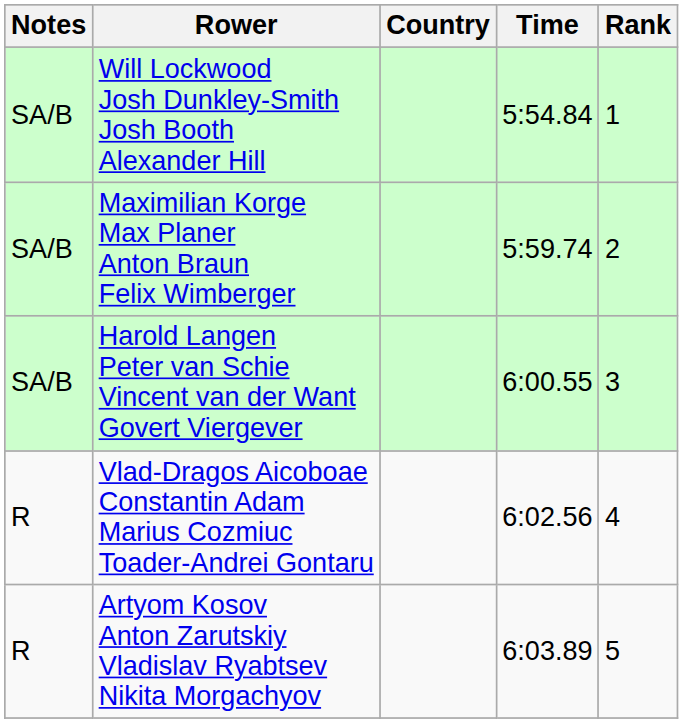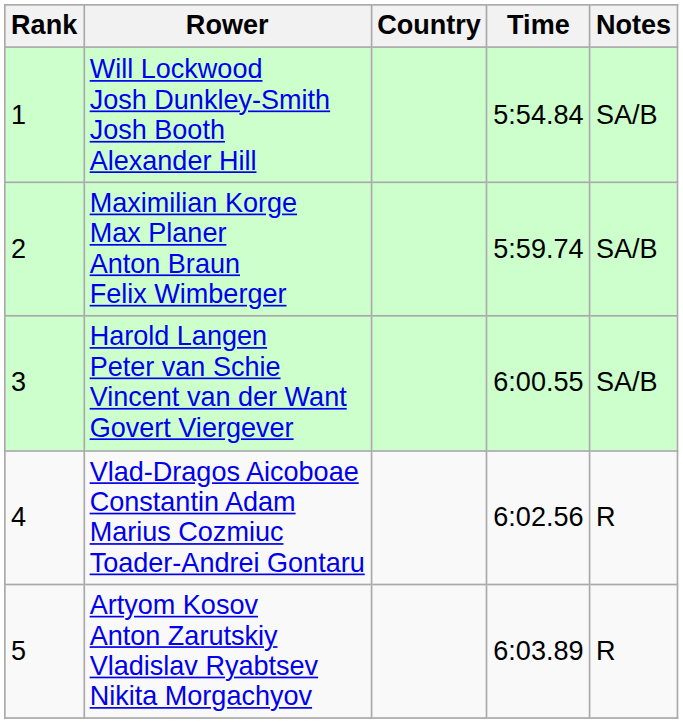columns swapped: (638, 25) <-> (49, 25)
